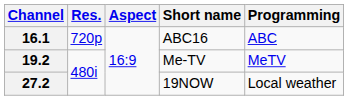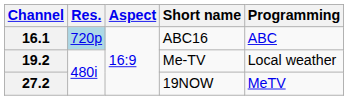(86, 38) no background -> (86, 38) lightblue background
(267, 60) MeTV -> (292, 60) Local weather
(292, 83) Local weather -> (267, 83) MeTV
